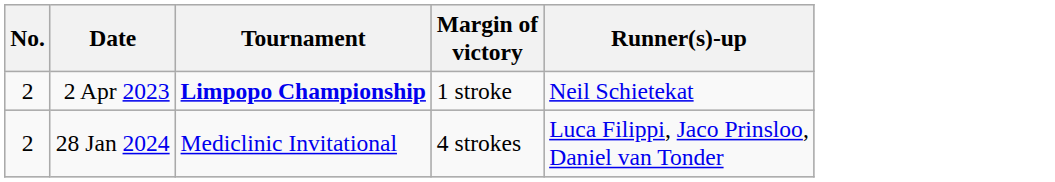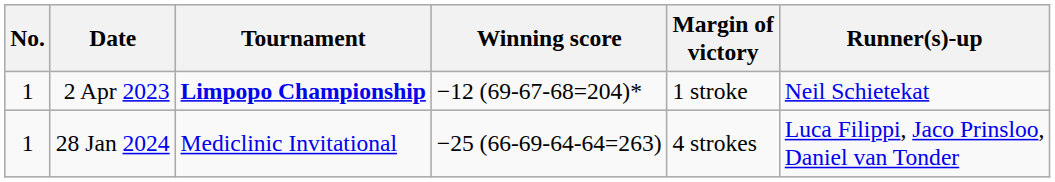+ column: (549, 38)
(28, 90) 2 -> (28, 90) 1
(28, 143) 2 -> (28, 143) 1
